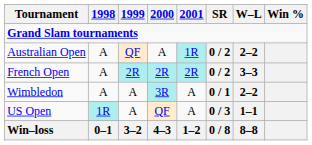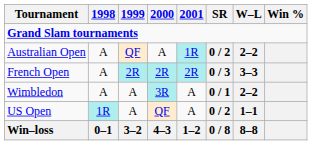(220, 71) 0 / 2 -> (220, 71) 0 / 3
(220, 110) 0 / 3 -> (220, 110) 0 / 2
